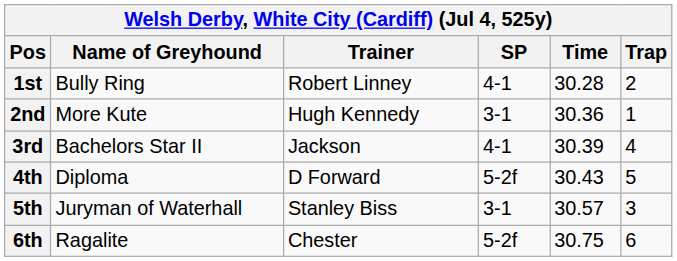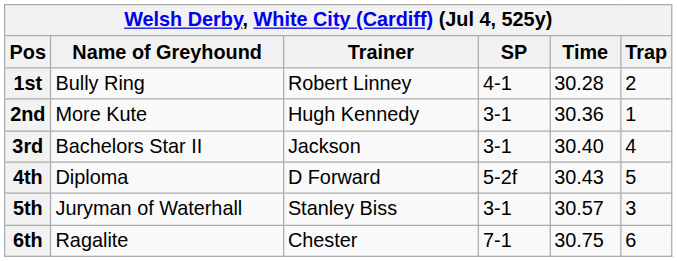(497, 146) 4-1 -> (497, 146) 3-1
(579, 146) 30.39 -> (579, 146) 30.40
(500, 240) 5-2f -> (497, 240) 7-1
